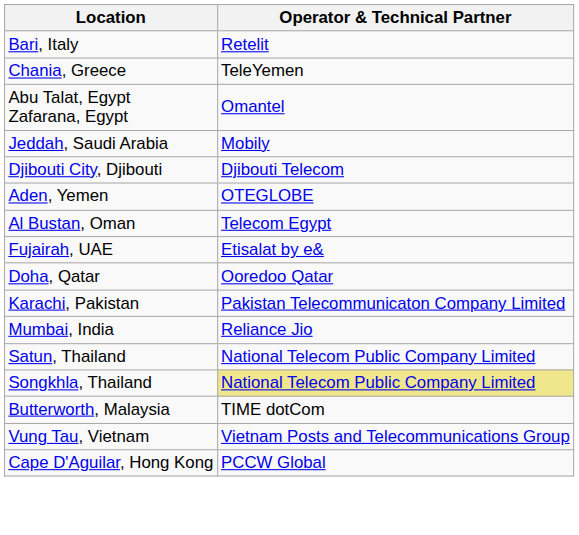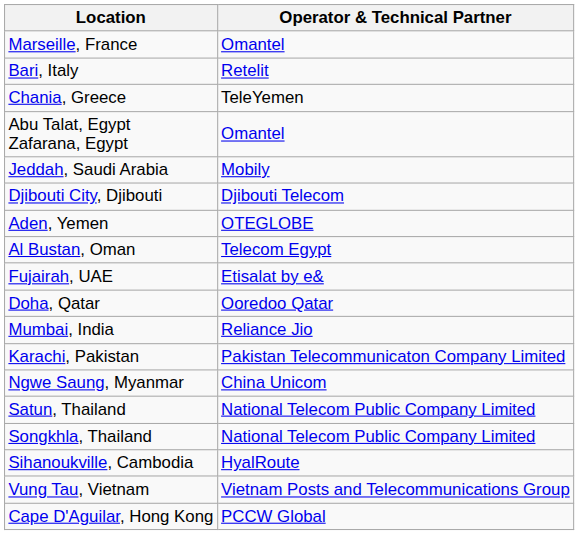+ row: (73, 44)
rows swapped: (74, 303) <-> (61, 329)
+ row: (96, 383)
(378, 383) khaki background -> (378, 436) no background
- row: (89, 409)
+ row: (101, 463)
